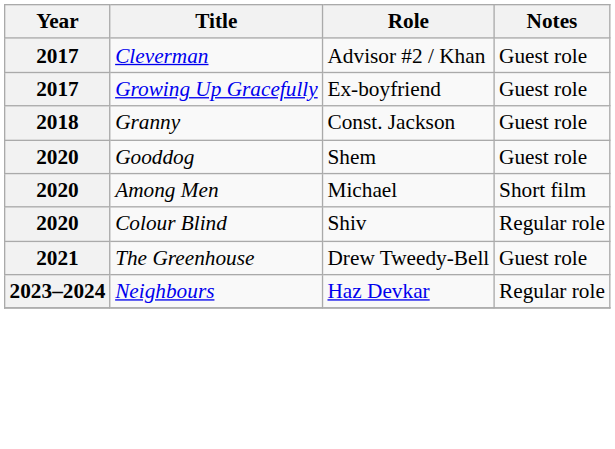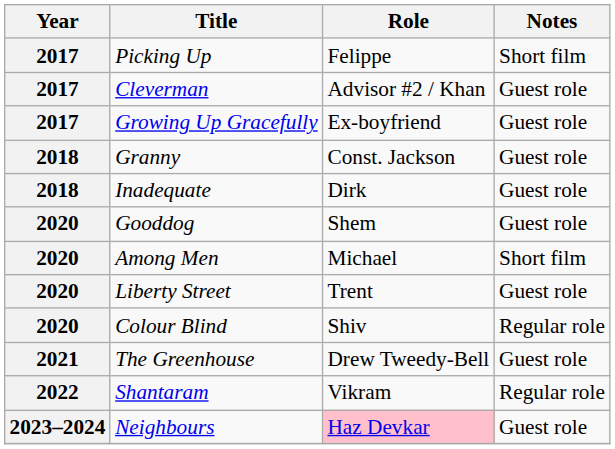+ row: (163, 55)
+ row: (163, 190)
+ row: (173, 291)
+ row: (162, 392)
(379, 291) no background -> (379, 426) pink background
(552, 291) Regular role -> (543, 426) Guest role
